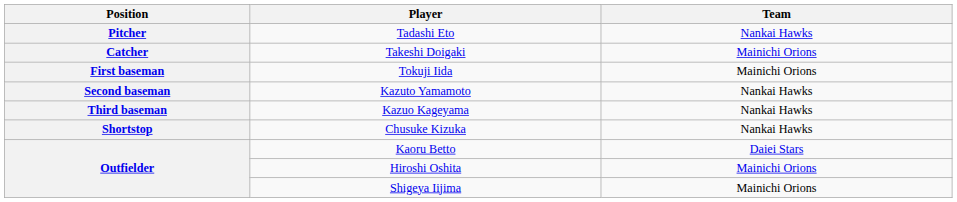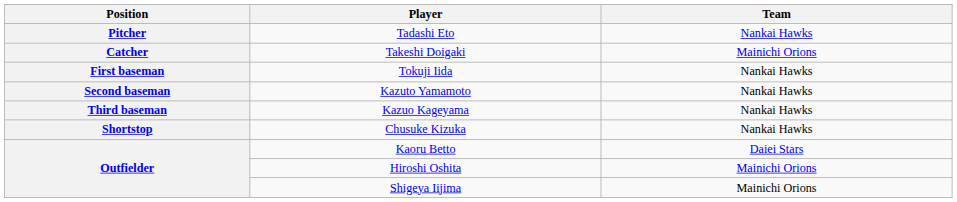(777, 71) Mainichi Orions -> (777, 71) Nankai Hawks
